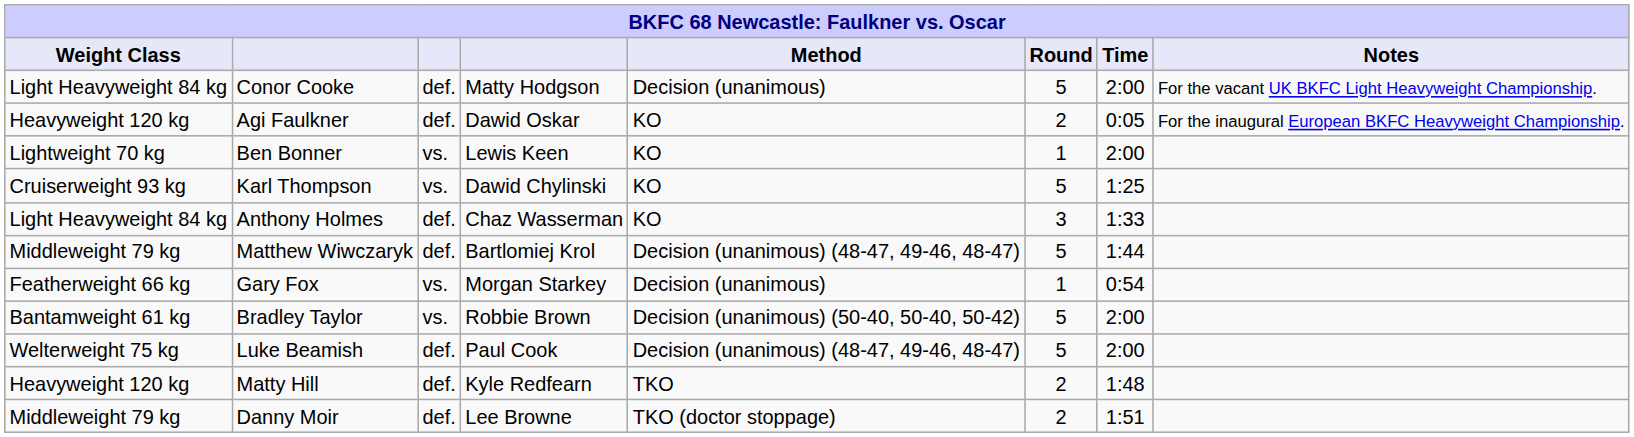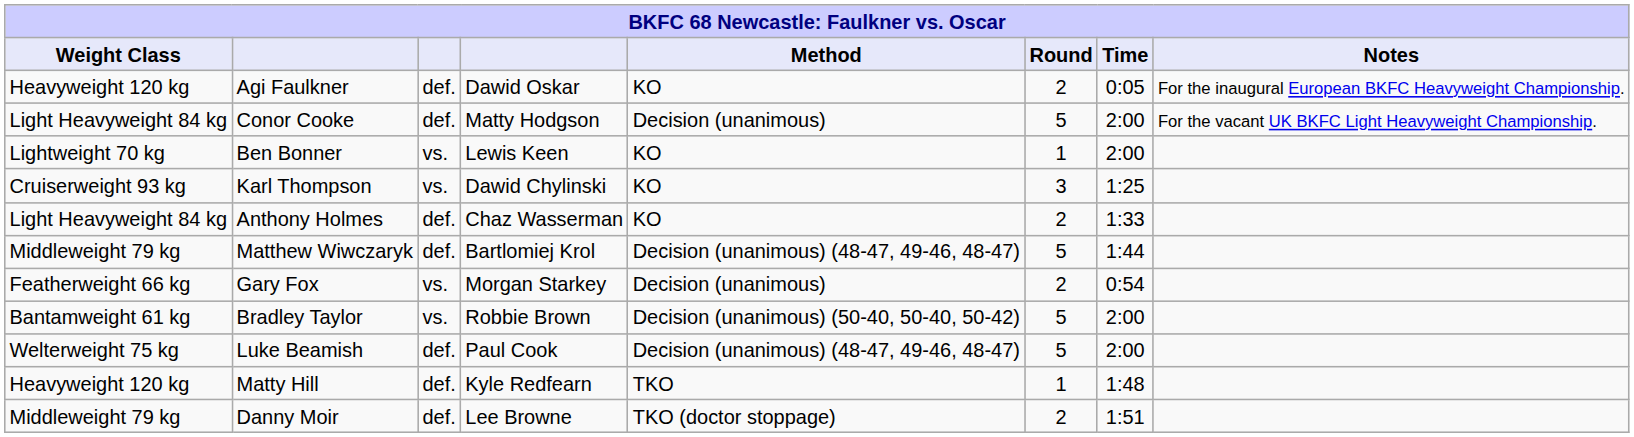rows swapped: (293, 120) <-> (295, 87)
(1061, 186) 5 -> (1061, 186) 3
(1061, 218) 3 -> (1061, 218) 2
(1061, 284) 1 -> (1061, 284) 2
(1061, 383) 2 -> (1061, 383) 1
